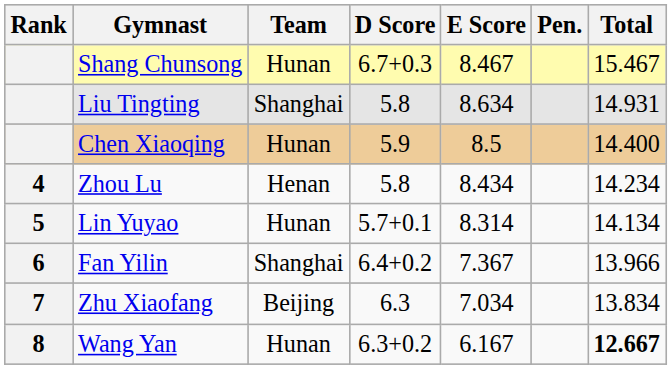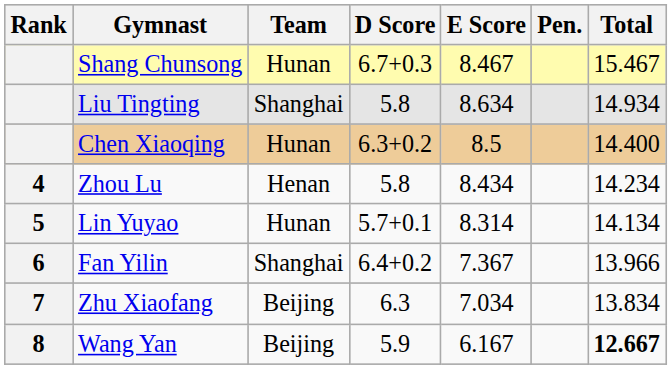(627, 104) 14.931 -> (627, 104) 14.934
(395, 144) 5.9 -> (395, 144) 6.3+0.2
(299, 343) Hunan -> (299, 343) Beijing
(395, 343) 6.3+0.2 -> (395, 343) 5.9
